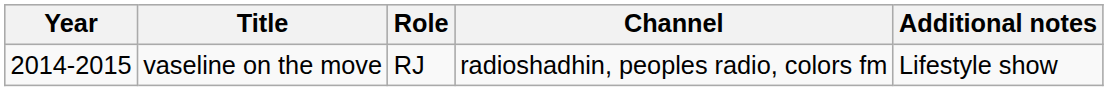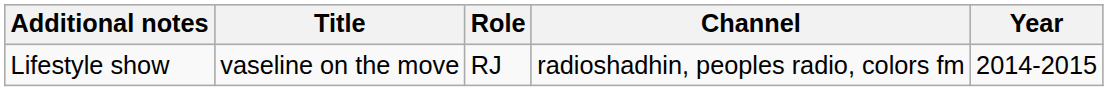columns swapped: (71, 24) <-> (998, 24)
